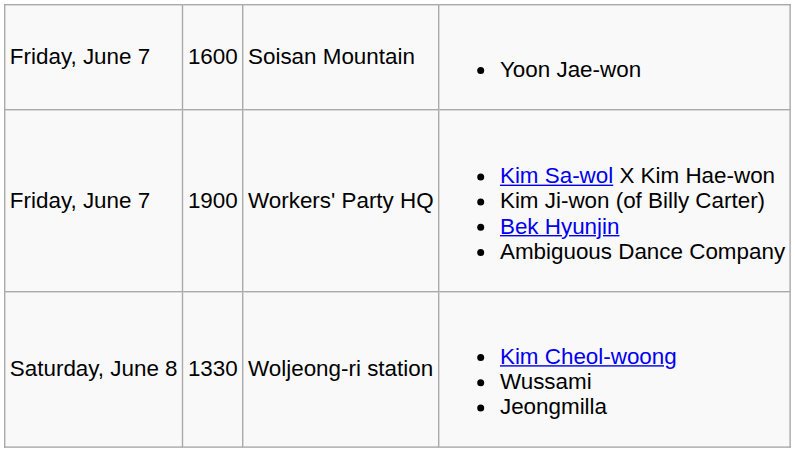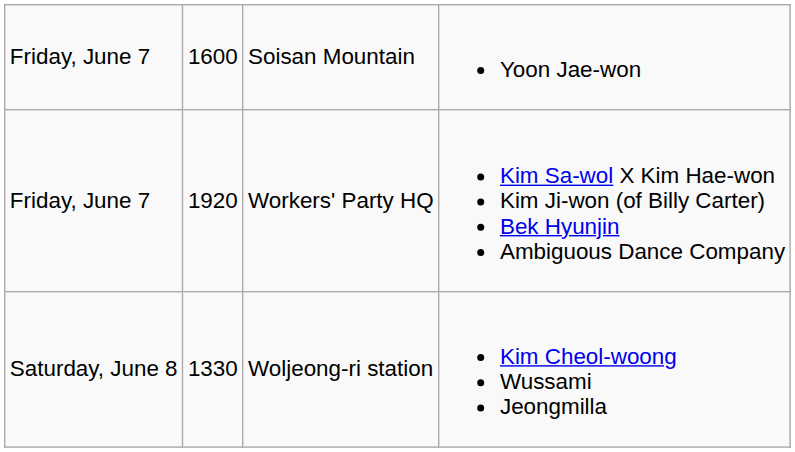(213, 200) 1900 -> (213, 200) 1920
